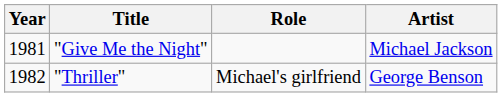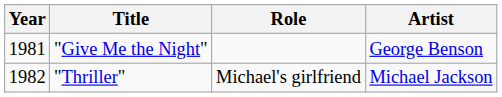(431, 48) Michael Jackson -> (426, 48) George Benson
(426, 77) George Benson -> (431, 77) Michael Jackson
